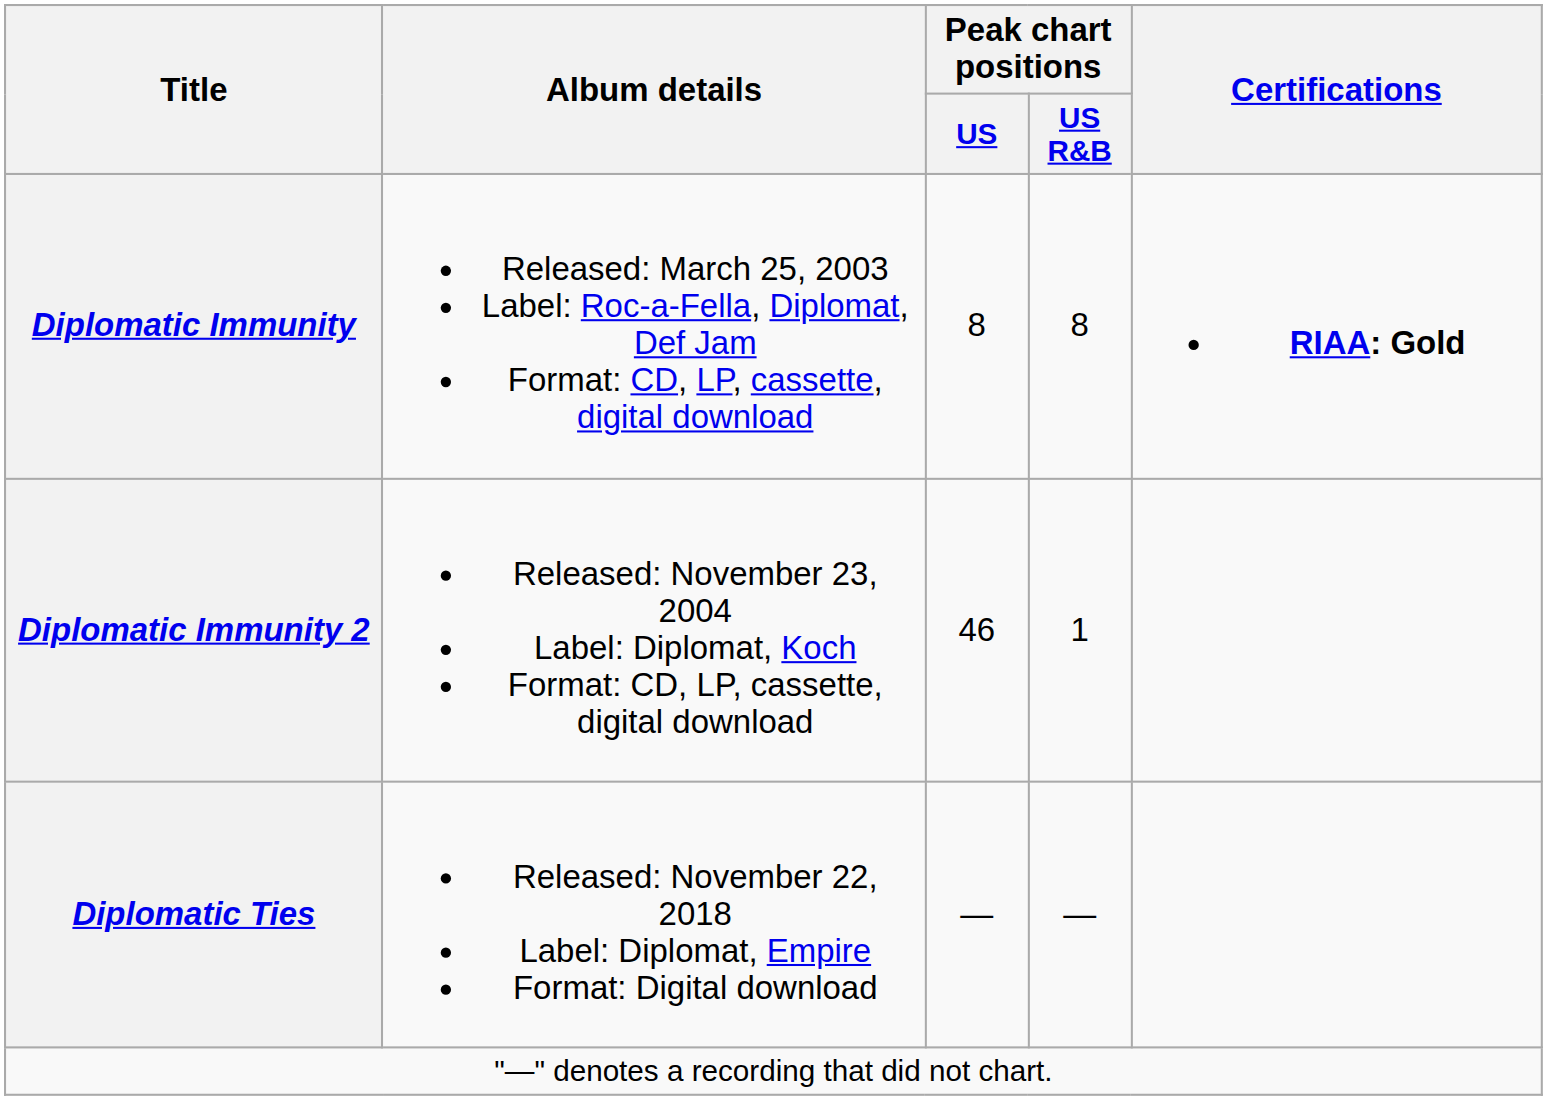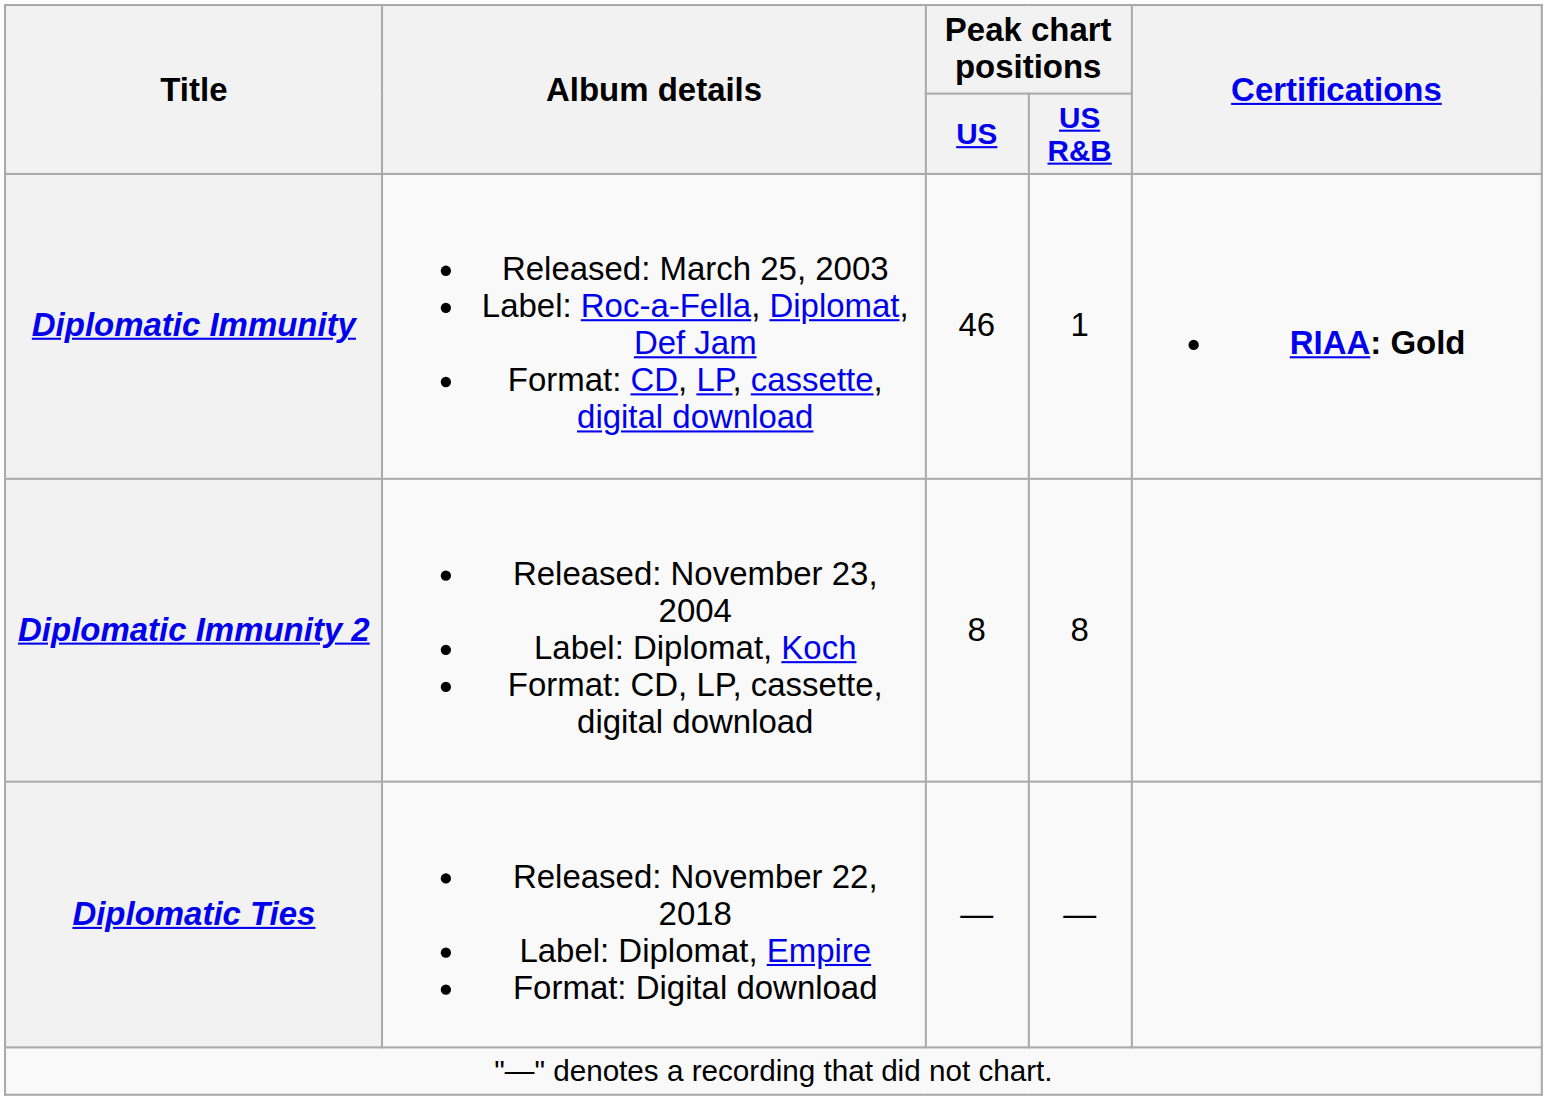(977, 325) 8 -> (977, 325) 46
(1080, 325) 8 -> (1080, 325) 1
(977, 629) 46 -> (977, 629) 8
(1080, 629) 1 -> (1080, 629) 8
